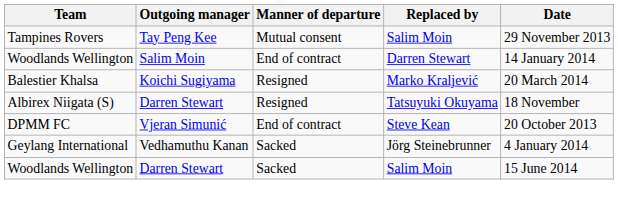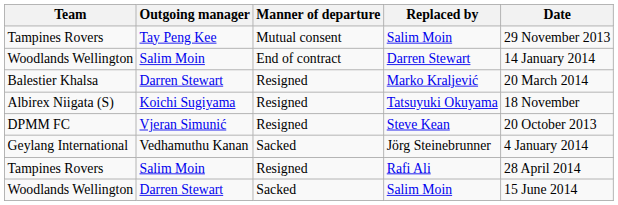(187, 80) Koichi Sugiyama -> (181, 80) Darren Stewart
(181, 102) Darren Stewart -> (187, 102) Koichi Sugiyama
(299, 124) End of contract -> (282, 124) Resigned
+ row: (55, 168)
